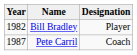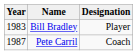(16, 27) 1982 -> (16, 27) 1983
